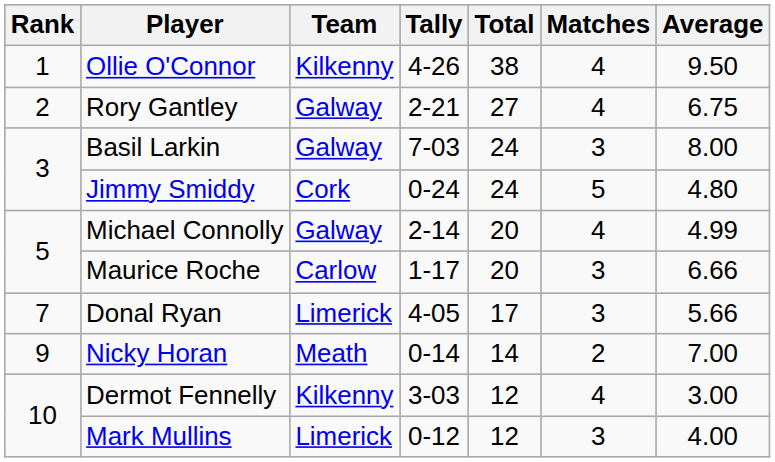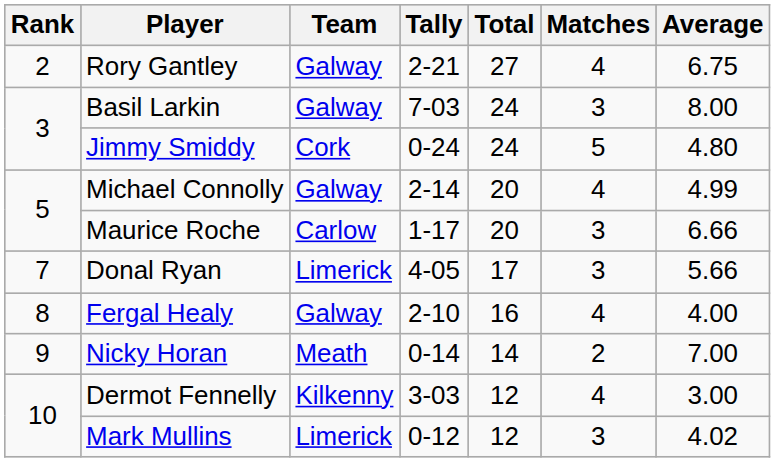- row: (171, 66)
+ row: (160, 312)
(713, 436) 4.00 -> (713, 436) 4.02
